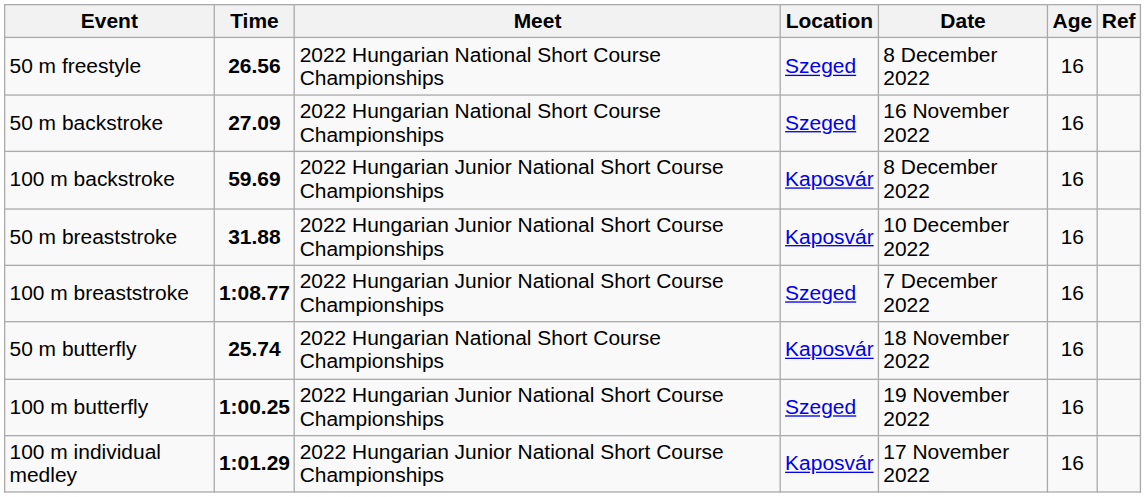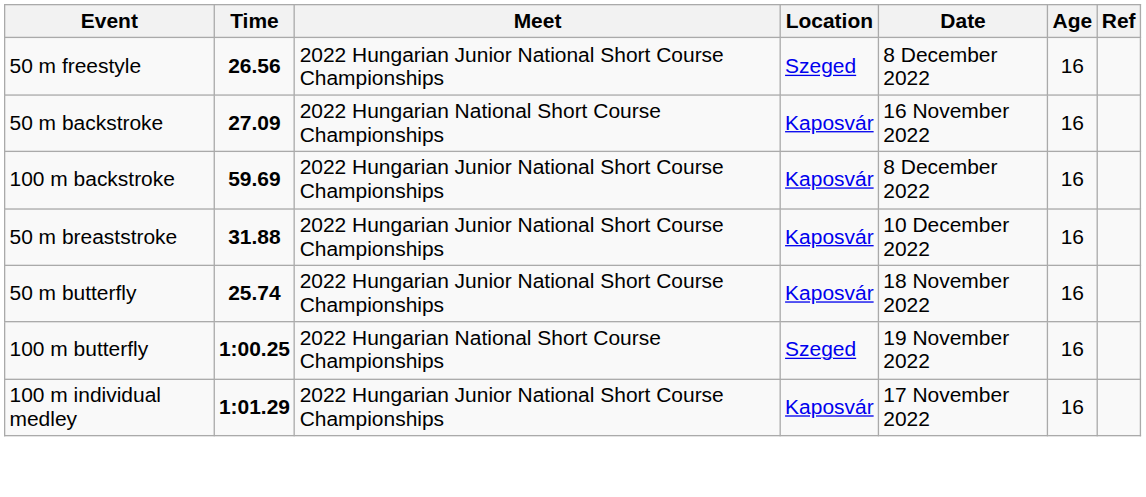(480, 66) 2022 Hungarian National Short Course Championships -> (512, 66) 2022 Hungarian Junior National Short Course Championships
(821, 122) Szeged -> (829, 122) Kaposvár
- row: (99, 293)
(480, 350) 2022 Hungarian National Short Course Championships -> (512, 293) 2022 Hungarian Junior National Short Course Championships
(512, 407) 2022 Hungarian Junior National Short Course Championships -> (480, 350) 2022 Hungarian National Short Course Championships
